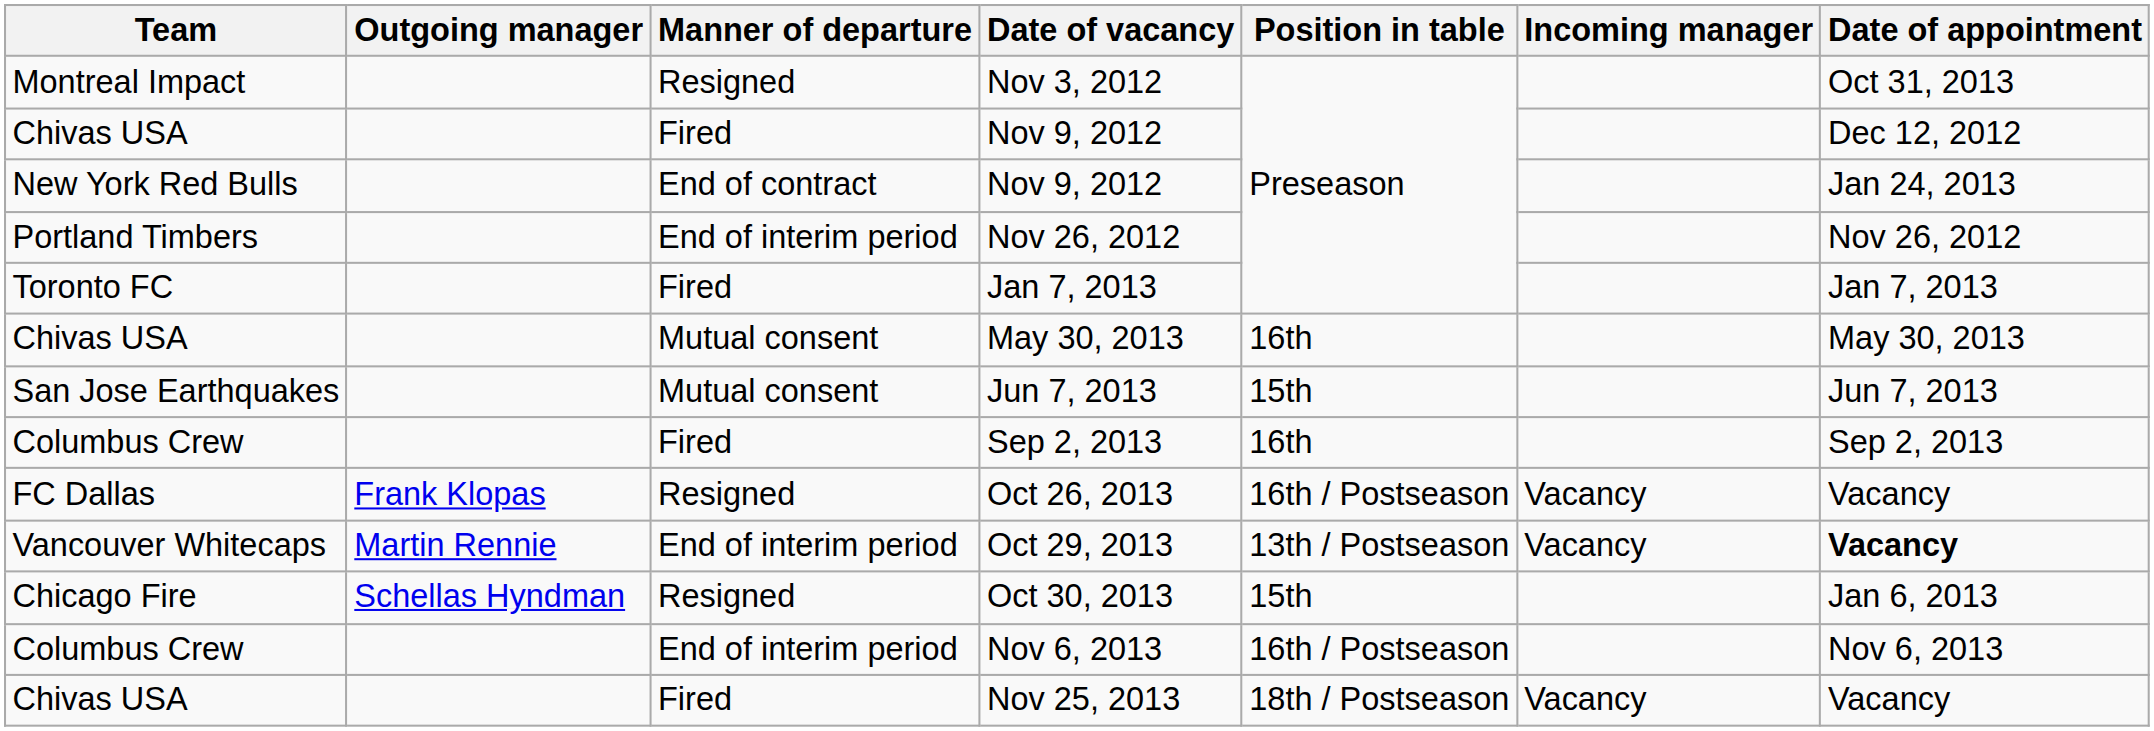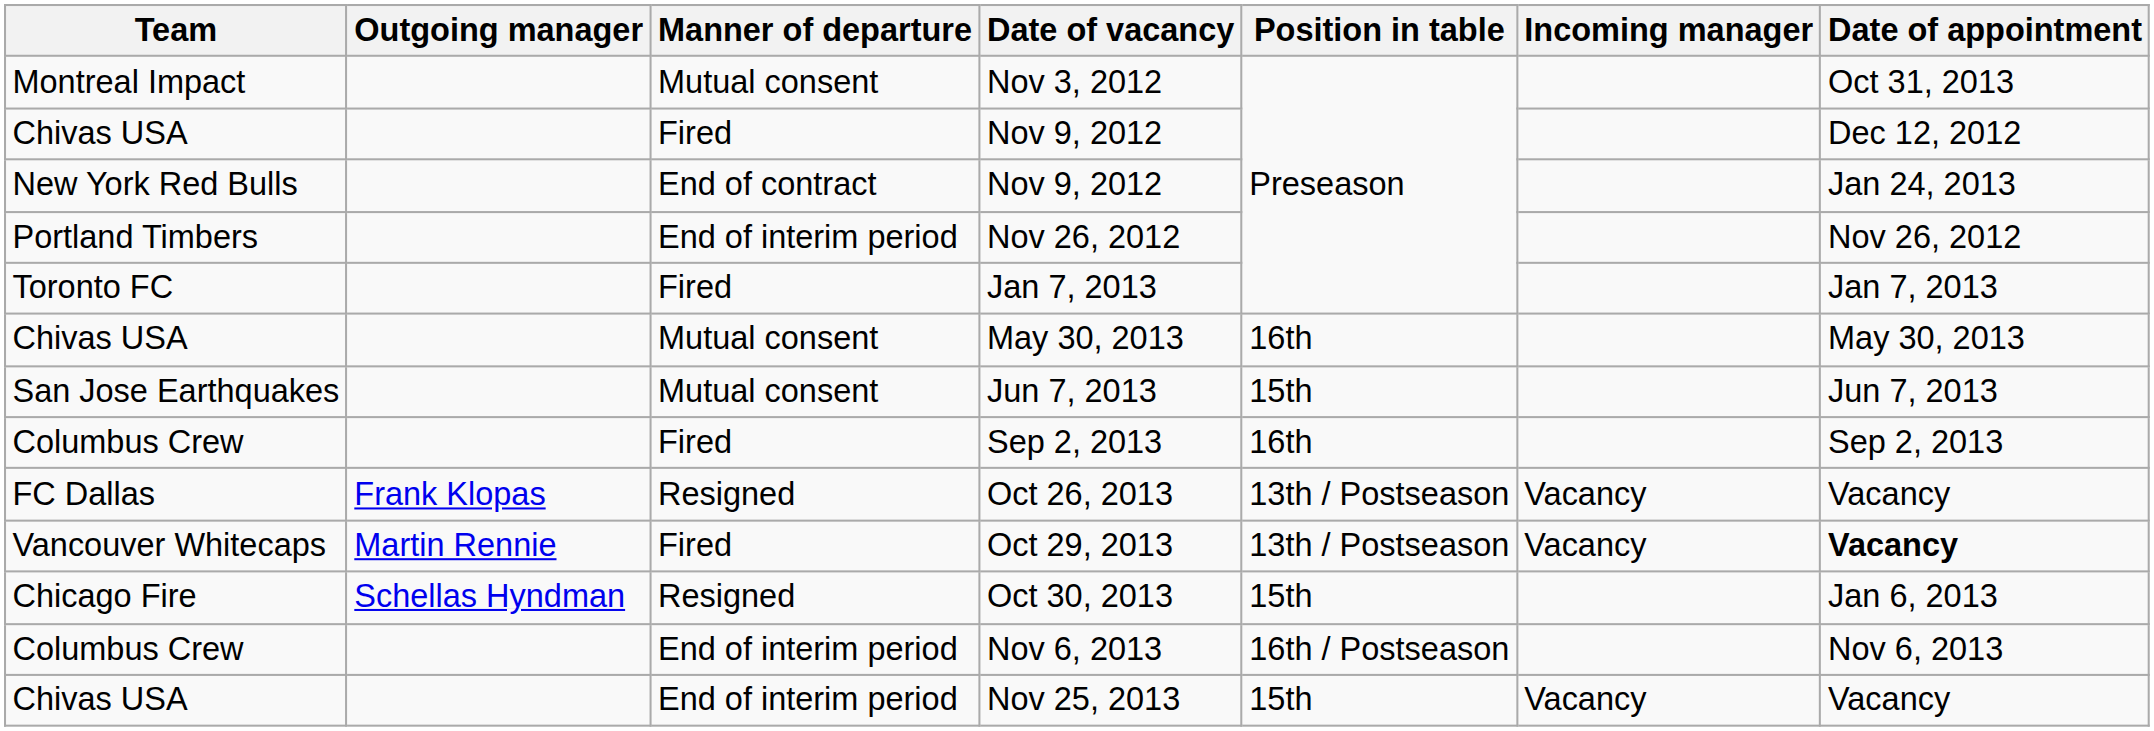(727, 81) Resigned -> (768, 81) Mutual consent
(1379, 493) 16th / Postseason -> (1379, 493) 13th / Postseason
(808, 545) End of interim period -> (695, 545) Fired
(695, 699) Fired -> (808, 699) End of interim period
(1379, 699) 18th / Postseason -> (1281, 699) 15th
